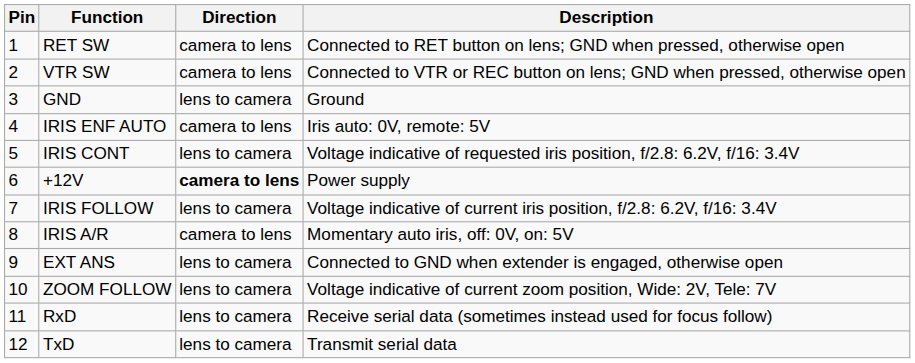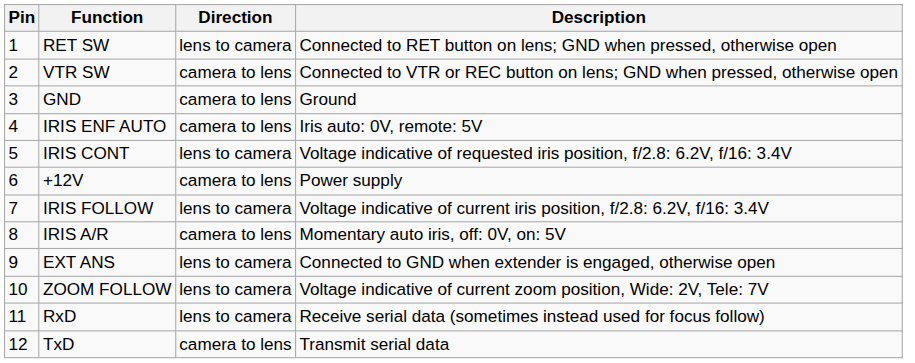(235, 45) camera to lens -> (235, 45) lens to camera
(235, 99) lens to camera -> (235, 99) camera to lens
(239, 180) bold -> (235, 180) normal
(235, 343) lens to camera -> (235, 343) camera to lens
